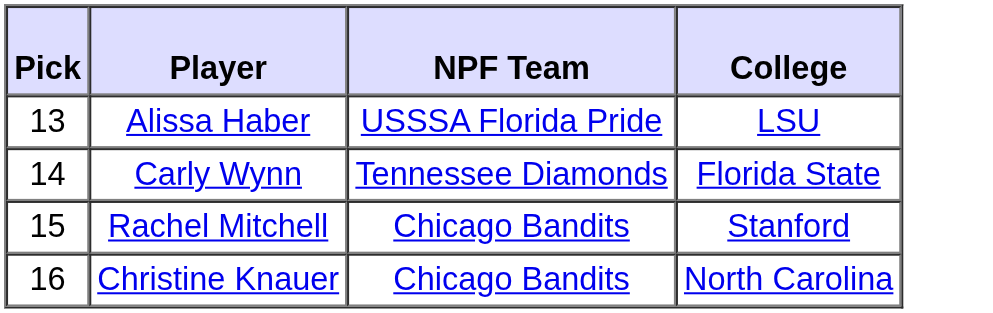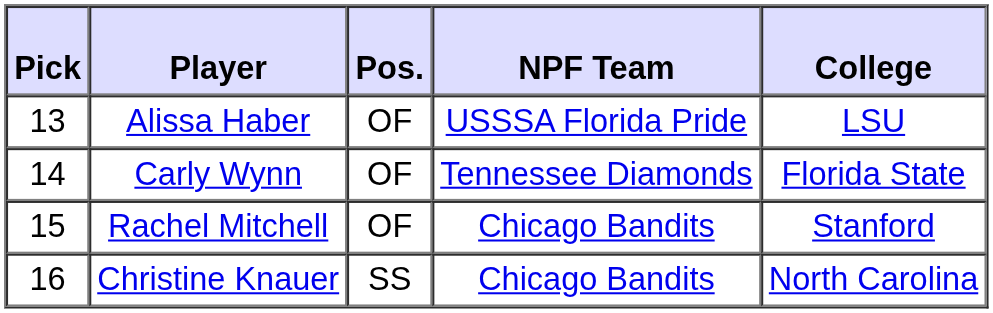+ column: (390, 68)
